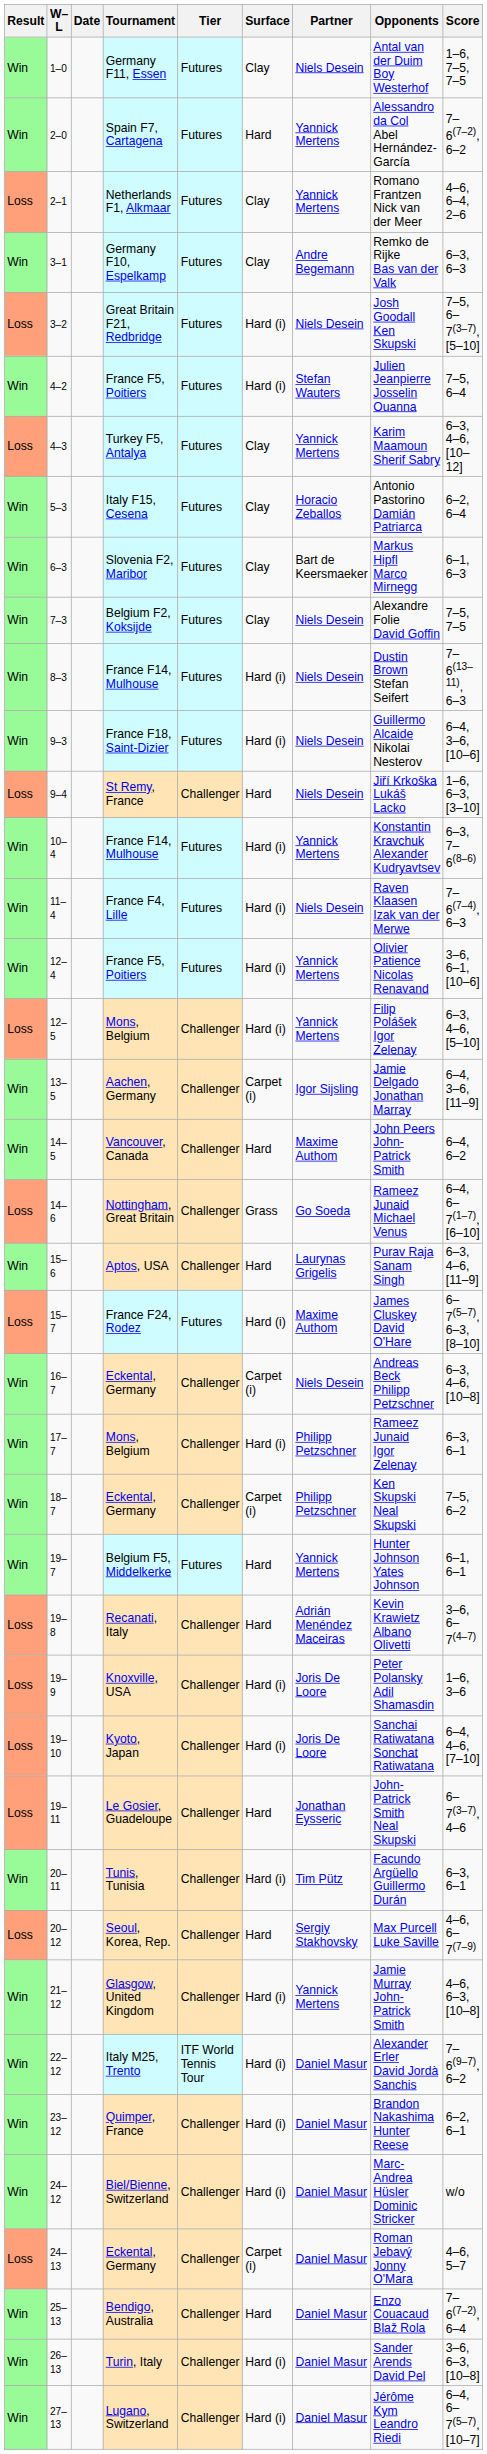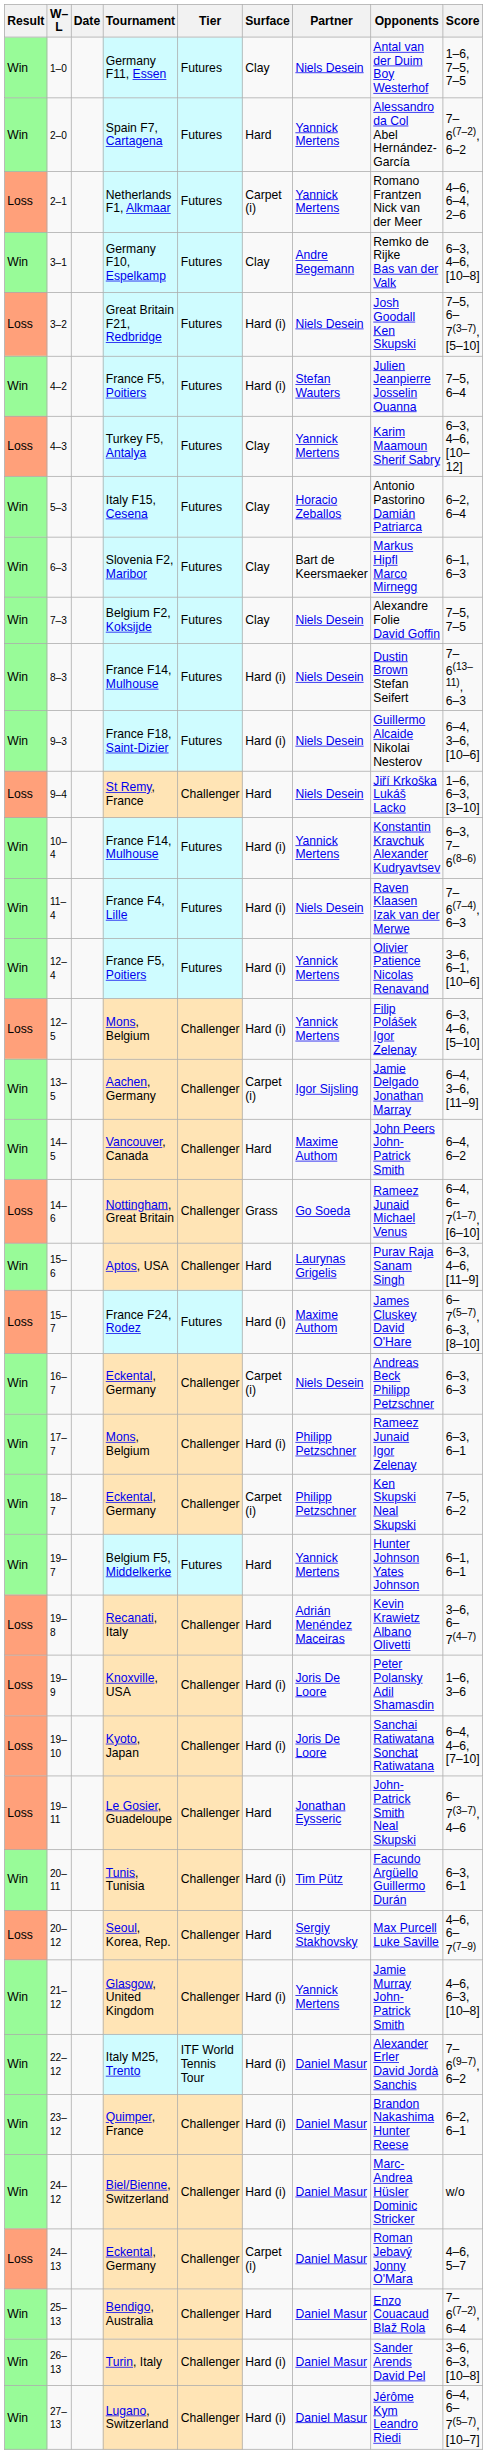(257, 201) Clay -> (263, 201) Carpet (i)
(458, 262) 6–3, 6–3 -> (463, 262) 6–3, 4–6, [10–8]
(463, 1383) 6–3, 4–6, [10–8] -> (458, 1383) 6–3, 6–3
